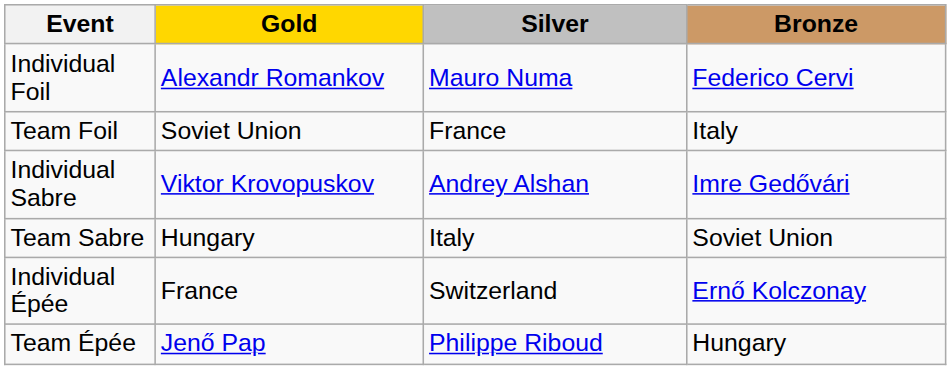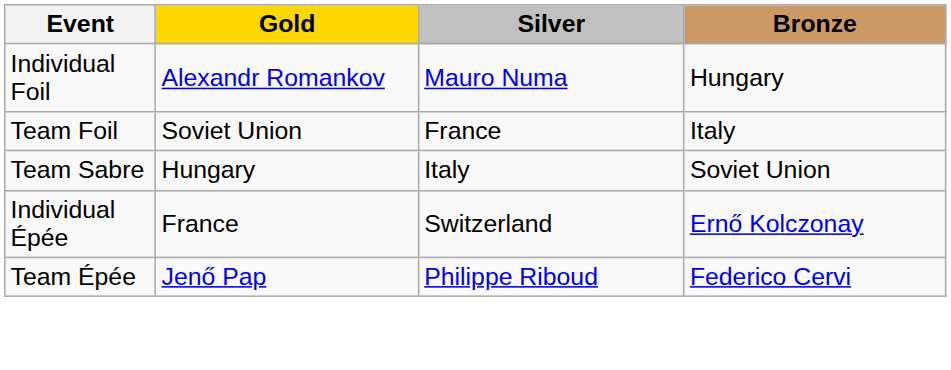(773, 77) Federico Cervi -> (737, 77) Hungary
- row: (63, 184)
(739, 343) Hungary -> (770, 276) Federico Cervi
